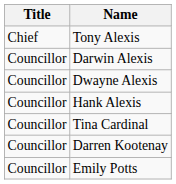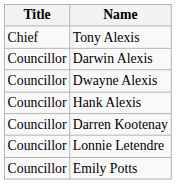- row: (111, 124)
+ row: (118, 146)
